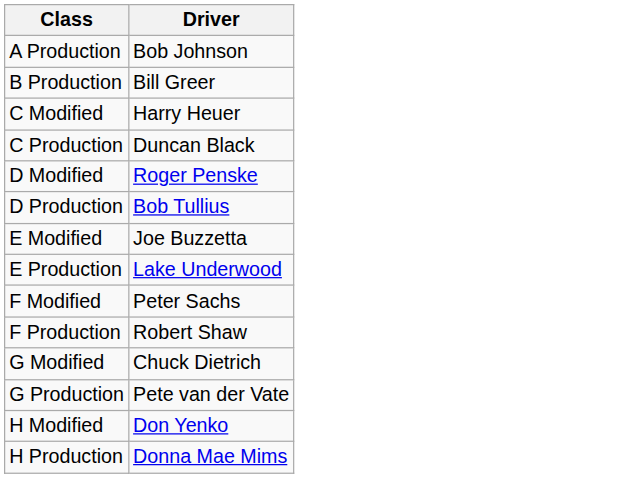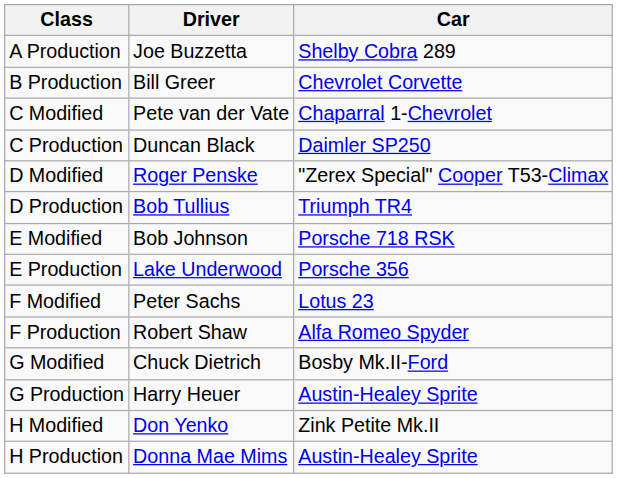+ column: (453, 20)
(191, 51) Bob Johnson -> (190, 51) Joe Buzzetta
(187, 113) Harry Heuer -> (211, 113) Pete van der Vate
(190, 238) Joe Buzzetta -> (191, 238) Bob Johnson
(211, 394) Pete van der Vate -> (187, 394) Harry Heuer
